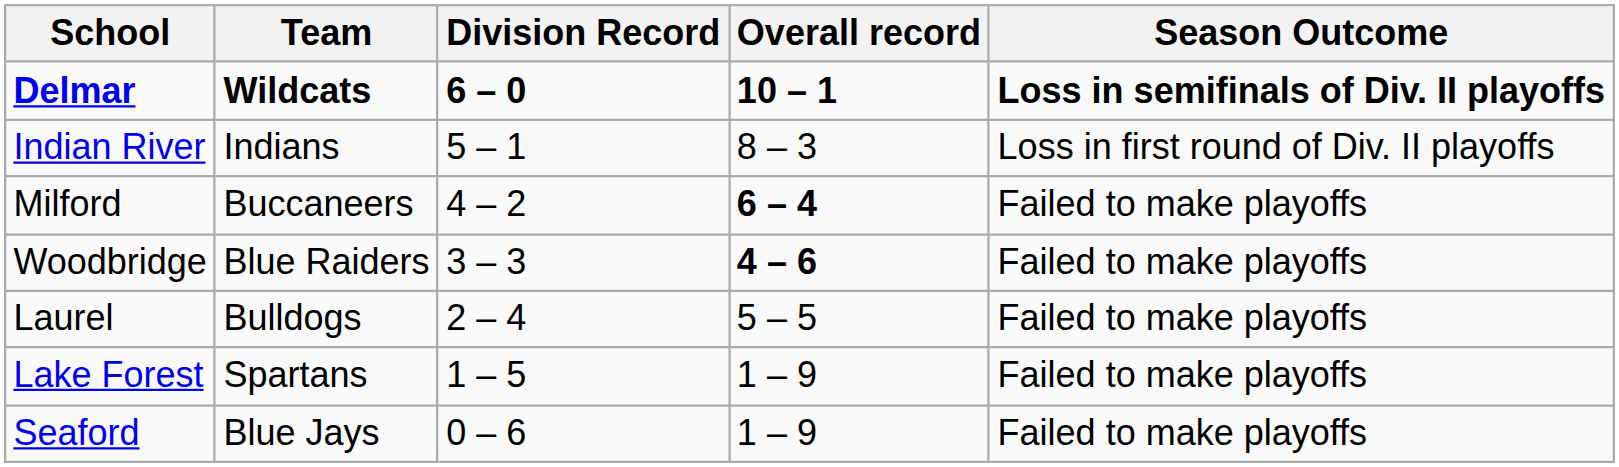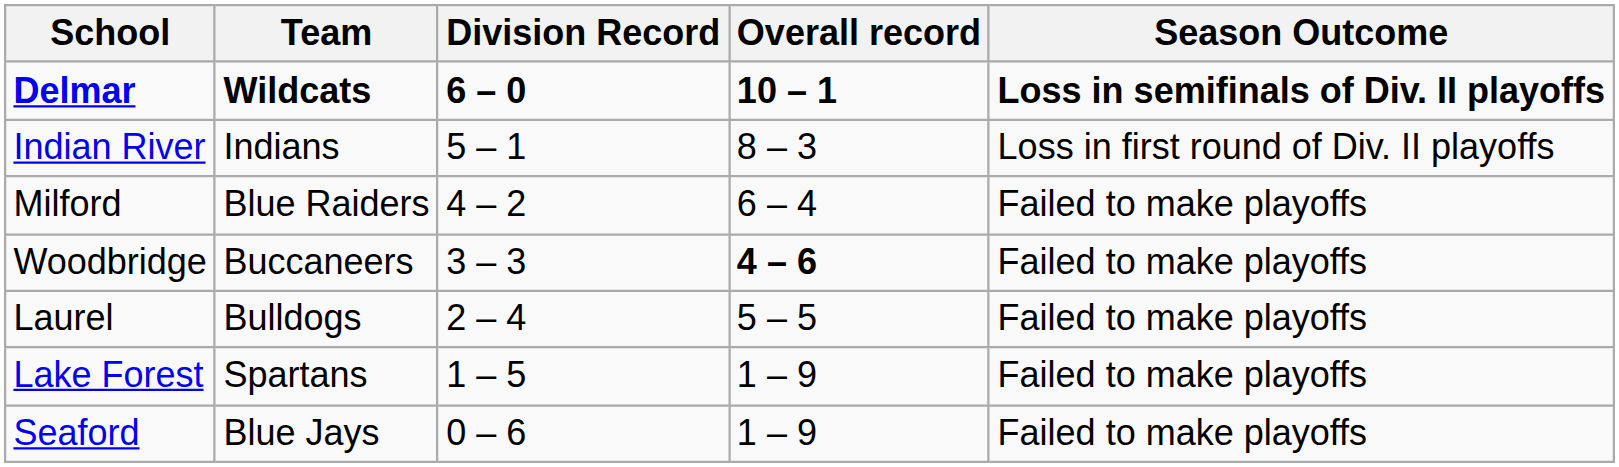(319, 204) Buccaneers -> (327, 204) Blue Raiders
(777, 204) bold -> (777, 204) normal
(327, 261) Blue Raiders -> (319, 261) Buccaneers
